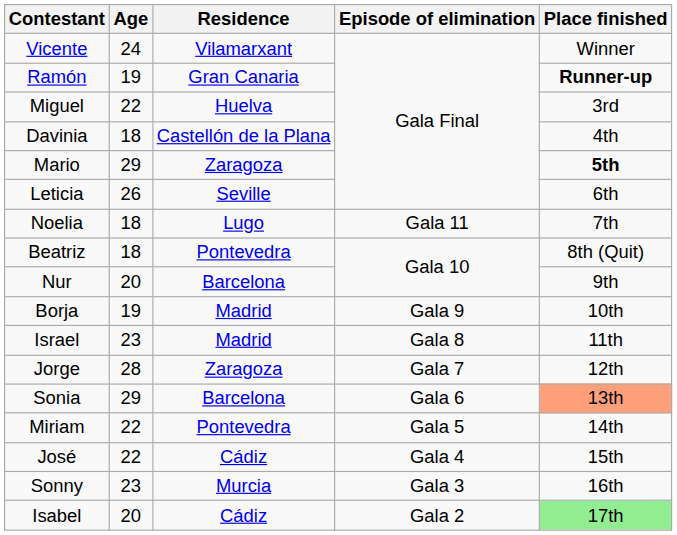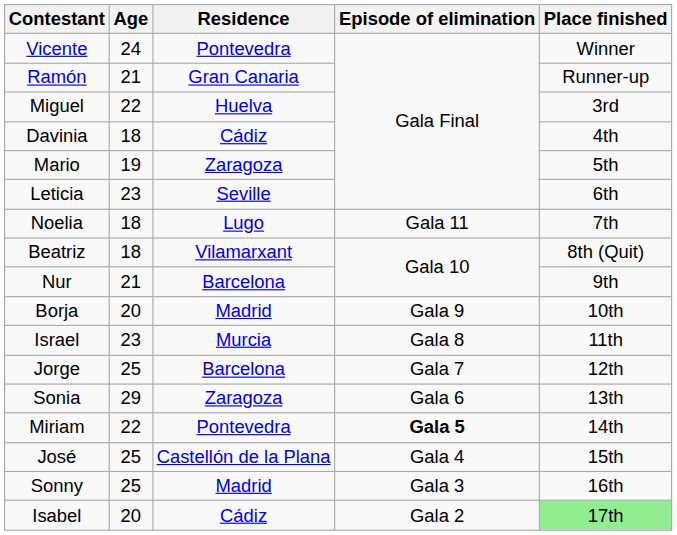(244, 48) Vilamarxant -> (244, 48) Pontevedra
(131, 77) 19 -> (131, 77) 21
(606, 77) bold -> (606, 77) normal
(244, 135) Castellón de la Plana -> (244, 135) Cádiz
(131, 164) 29 -> (131, 164) 19
(606, 164) bold -> (606, 164) normal
(131, 194) 26 -> (131, 194) 23
(244, 252) Pontevedra -> (244, 252) Vilamarxant
(131, 281) 20 -> (131, 281) 21
(131, 310) 19 -> (131, 310) 20
(244, 340) Madrid -> (244, 340) Murcia
(131, 369) 28 -> (131, 369) 25
(244, 369) Zaragoza -> (244, 369) Barcelona
(244, 398) Barcelona -> (244, 398) Zaragoza
(606, 398) lightsalmon background -> (606, 398) no background
(437, 427) normal -> (437, 427) bold
(131, 456) 22 -> (131, 456) 25
(244, 456) Cádiz -> (244, 456) Castellón de la Plana
(131, 485) 23 -> (131, 485) 25
(244, 485) Murcia -> (244, 485) Madrid
